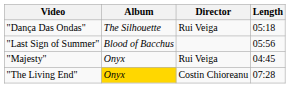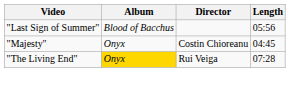- row: (46, 28)
(198, 59) Rui Veiga -> (213, 43) Costin Chioreanu
(213, 75) Costin Chioreanu -> (198, 59) Rui Veiga
